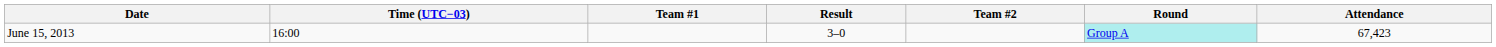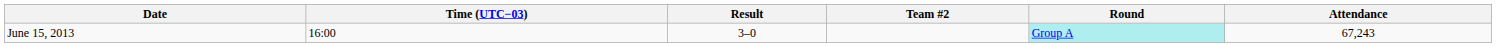- column: (677, 14)
(1374, 33) 67,423 -> (1358, 33) 67,243
